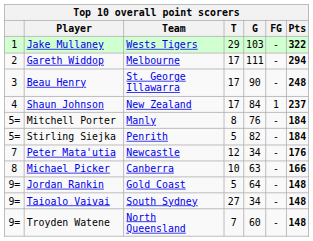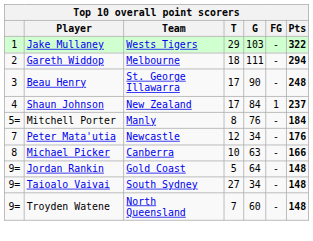(234, 61) 17 -> (234, 61) 18
- row: (71, 137)
